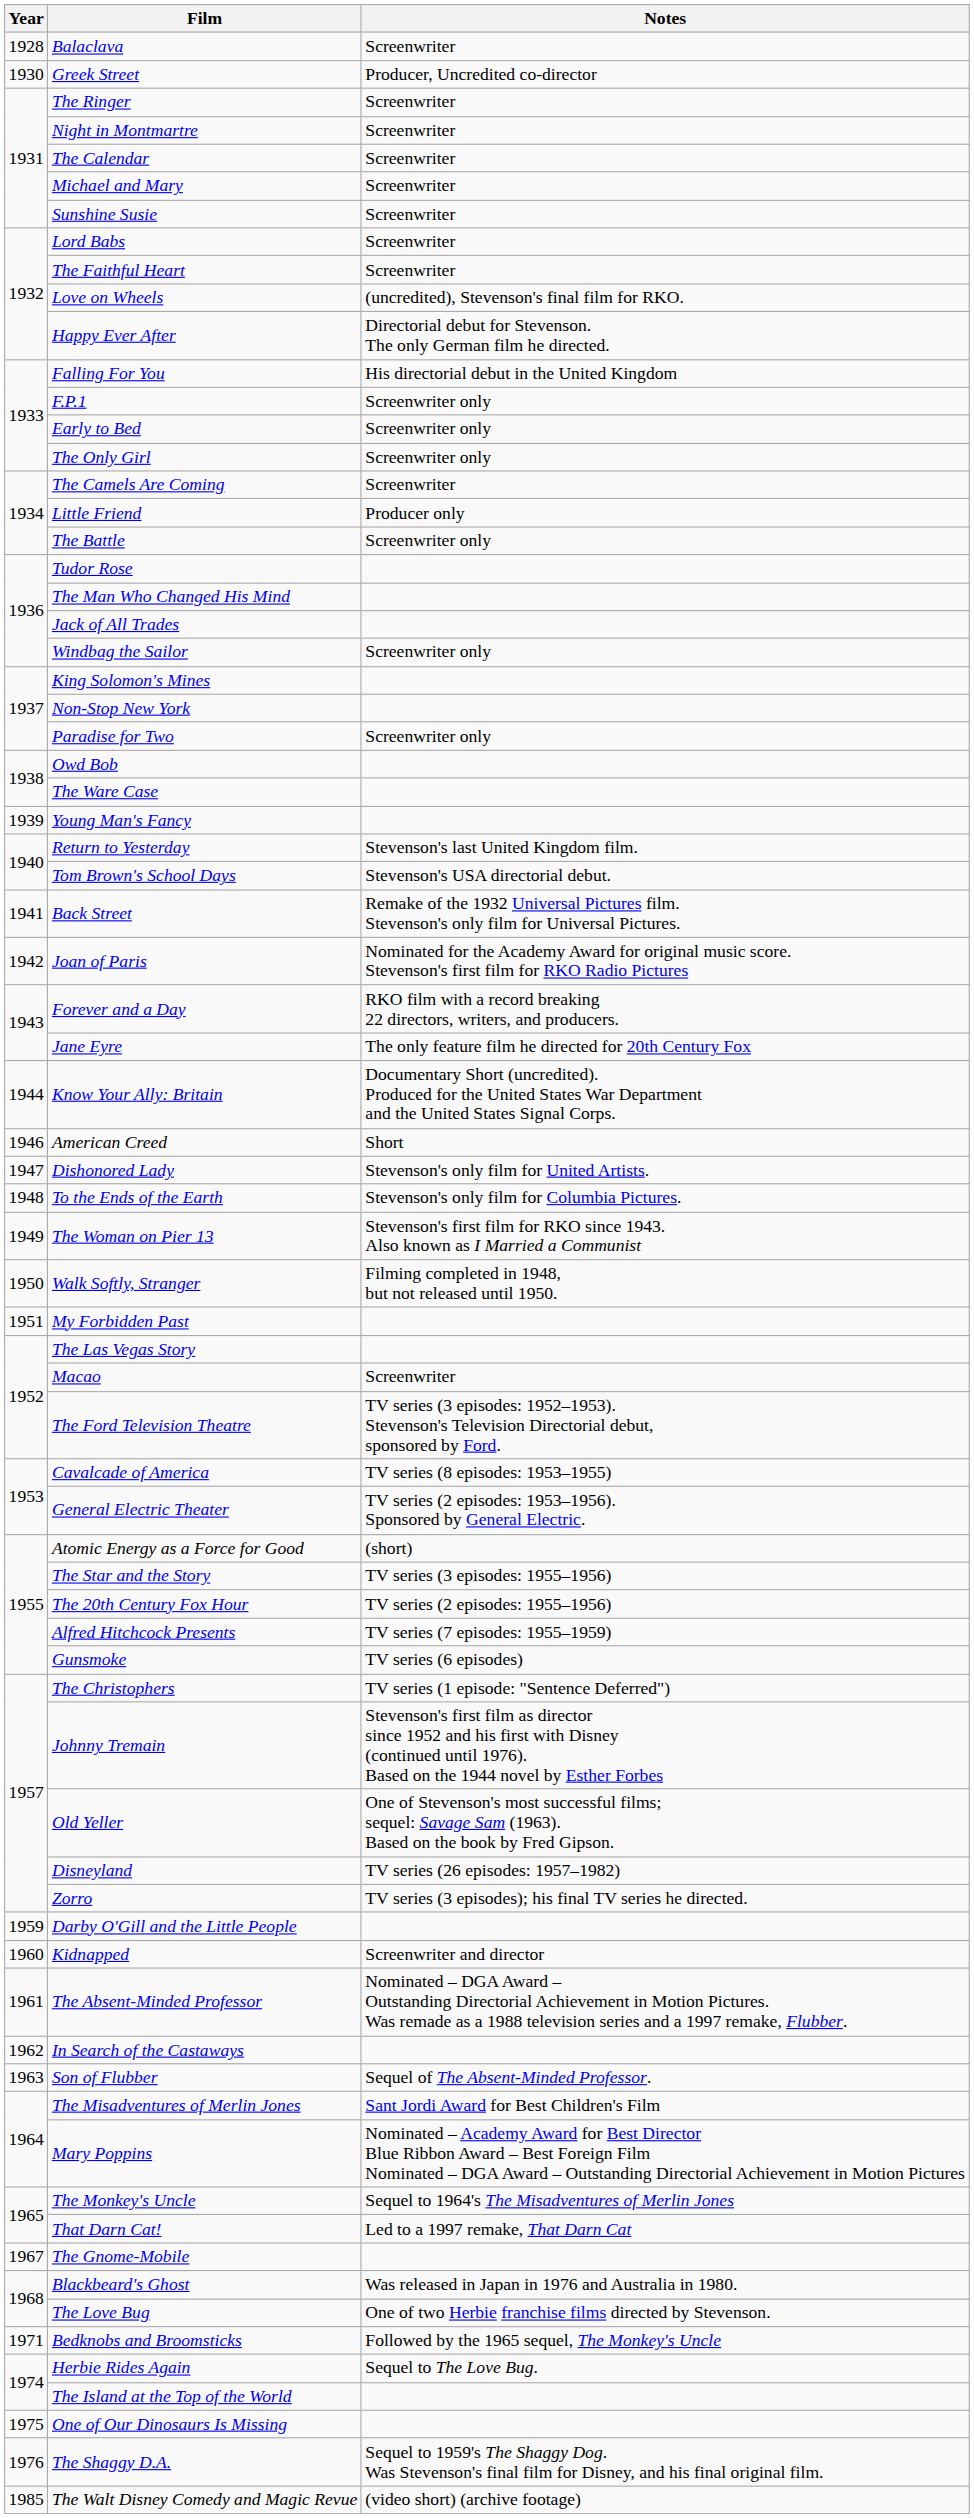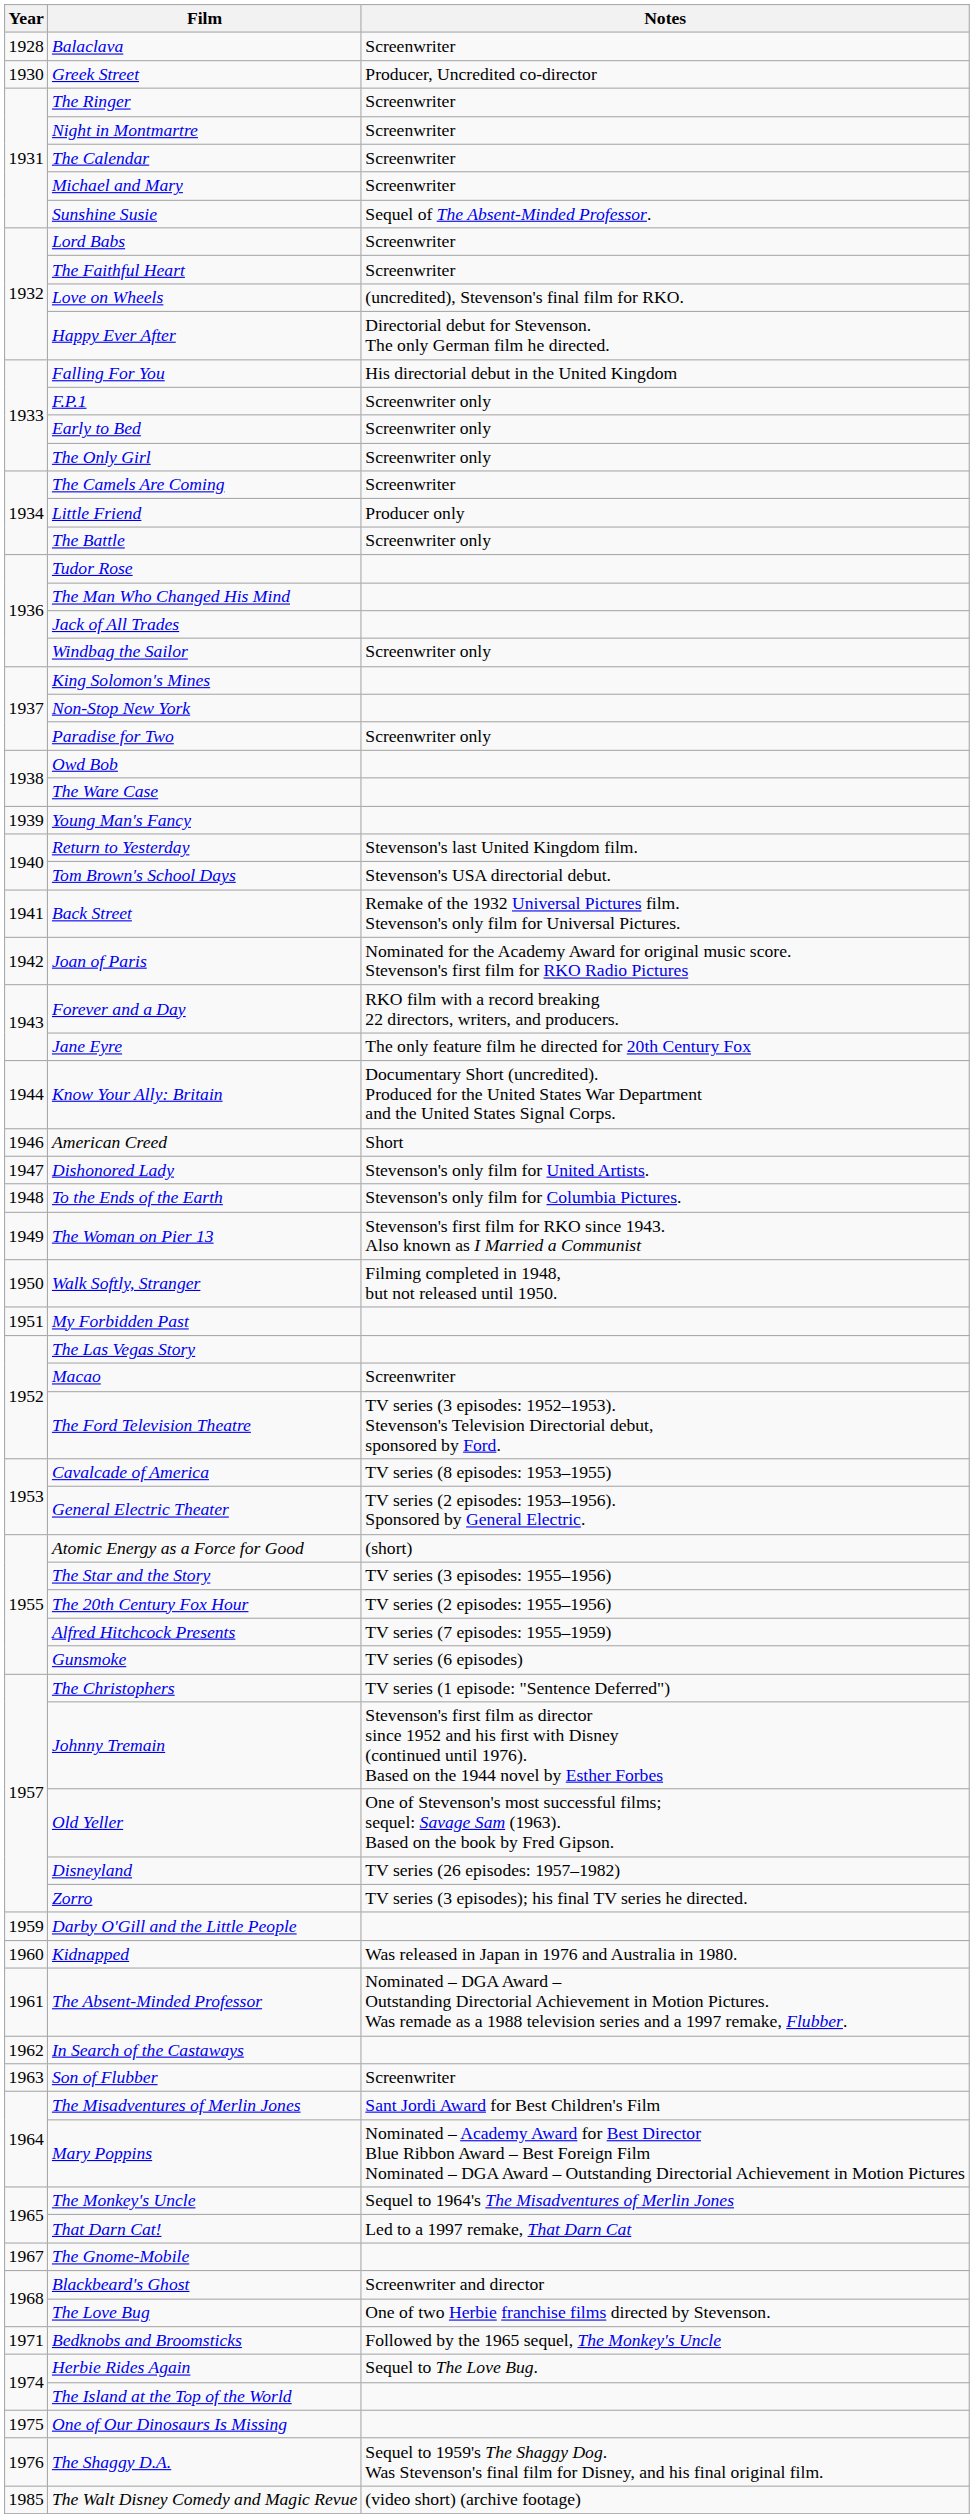(410, 213) Screenwriter -> (508, 213) Sequel of The Absent-Minded Professor.
(455, 1954) Screenwriter and director -> (551, 1954) Was released in Japan in 1976 and Australia in 1980.
(508, 2077) Sequel of The Absent-Minded Professor. -> (410, 2077) Screenwriter
(551, 2284) Was released in Japan in 1976 and Australia in 1980. -> (455, 2284) Screenwriter and director
